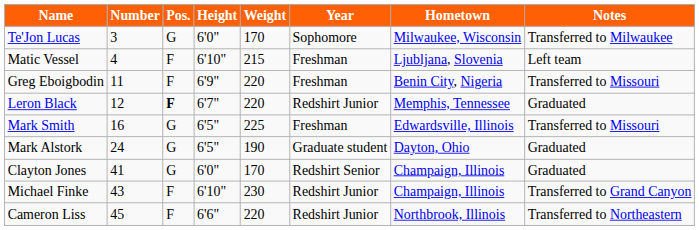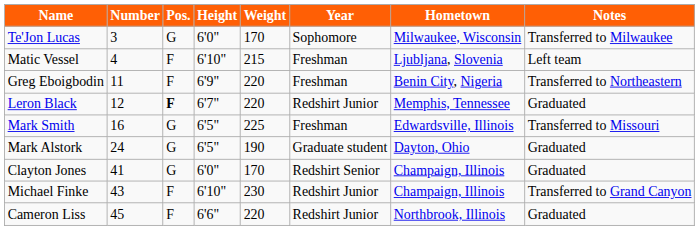(594, 81) Transferred to Missouri -> (605, 81) Transferred to Northeastern
(605, 214) Transferred to Northeastern -> (557, 214) Graduated
